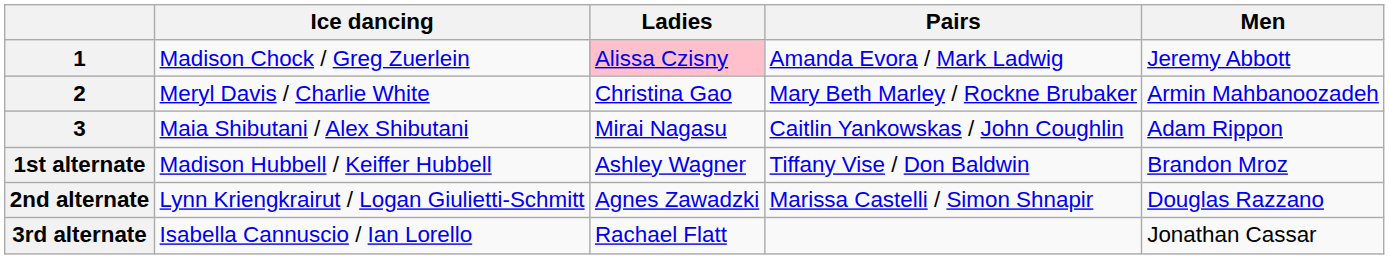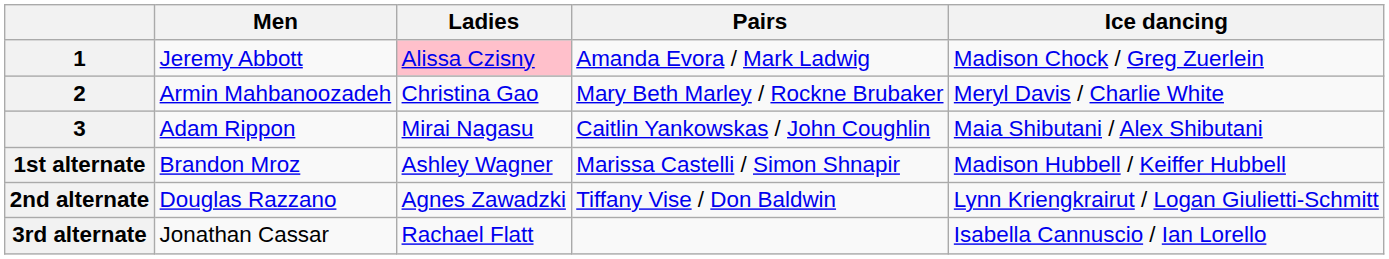columns swapped: (1263, 22) <-> (372, 22)
(900, 164) Tiffany Vise / Don Baldwin -> (738, 164) Marissa Castelli / Simon Shnapir
(931, 199) Marissa Castelli / Simon Shnapir -> (706, 199) Tiffany Vise / Don Baldwin
